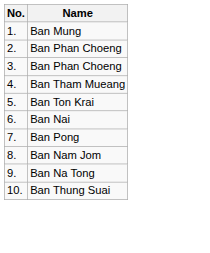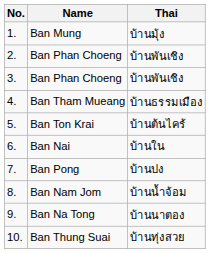+ column: (166, 13)
